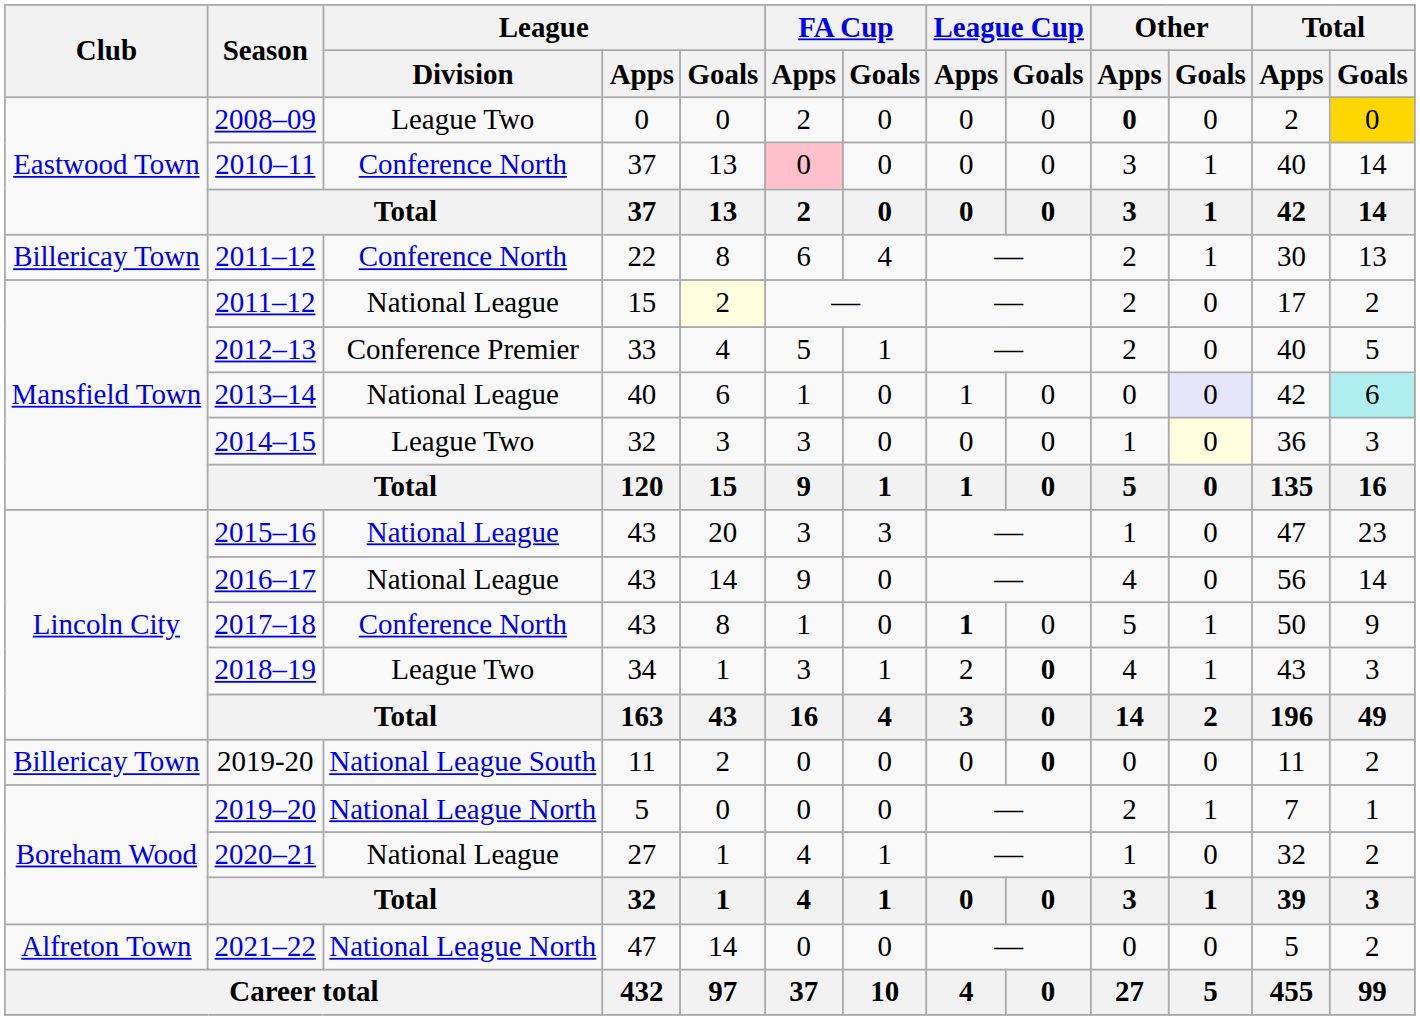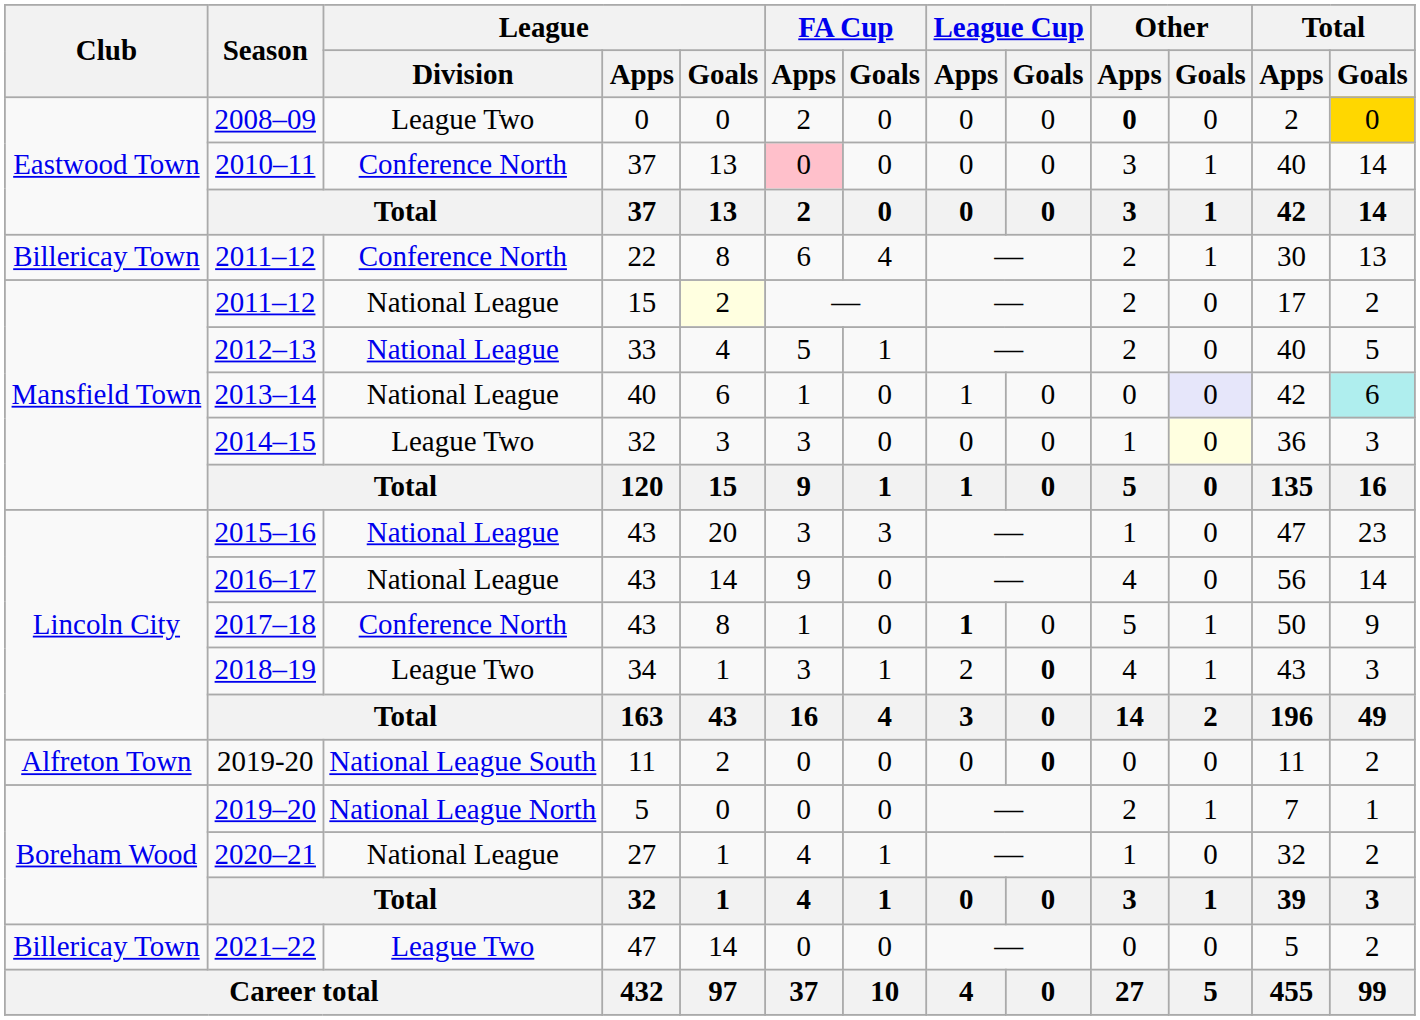(463, 348) Conference Premier -> (463, 348) National League
(106, 762) Billericay Town -> (106, 762) Alfreton Town
(106, 946) Alfreton Town -> (106, 946) Billericay Town
(463, 946) National League North -> (463, 946) League Two
